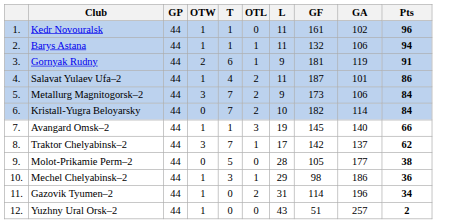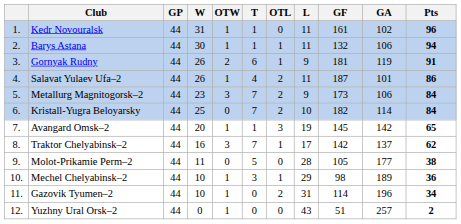+ column: (200, 12)
(360, 128) 140 -> (384, 128) 142
(407, 128) 66 -> (431, 128) 65
(360, 177) 186 -> (384, 177) 189
